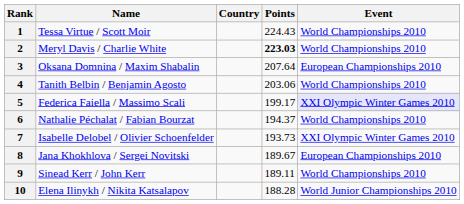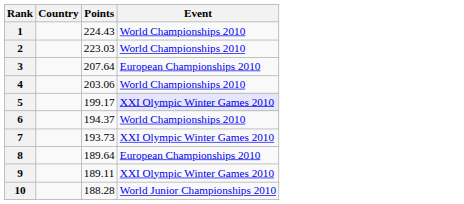- column: (126, 13)
(280, 48) bold -> (99, 48) normal
(280, 155) 189.67 -> (99, 155) 189.64
(363, 173) World Championships 2010 -> (197, 173) XXI Olympic Winter Games 2010
